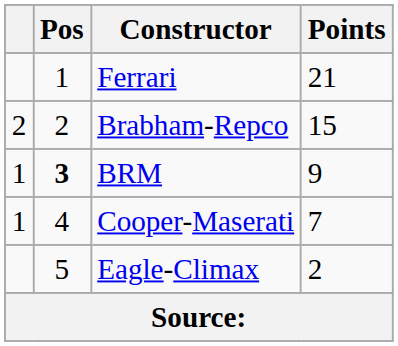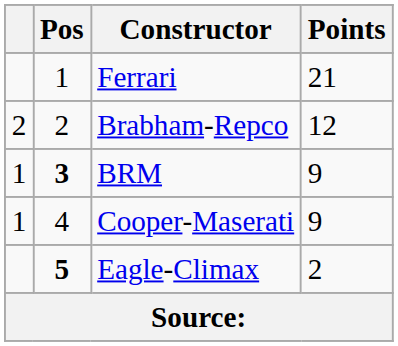(322, 124) 15 -> (322, 124) 12
(315, 221) 7 -> (315, 221) 9
(62, 269) normal -> (62, 269) bold
